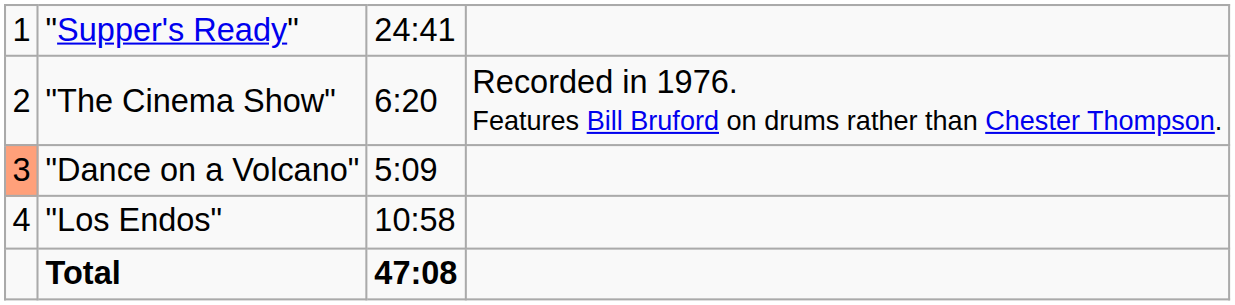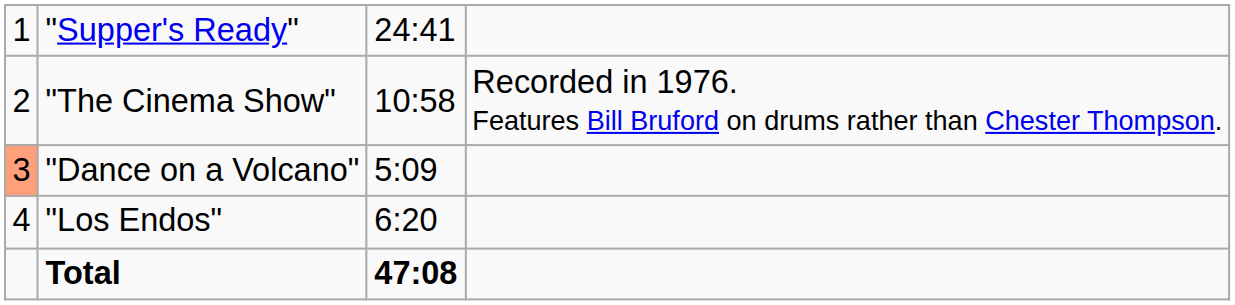(406, 100) 6:20 -> (415, 100) 10:58
(415, 221) 10:58 -> (406, 221) 6:20
